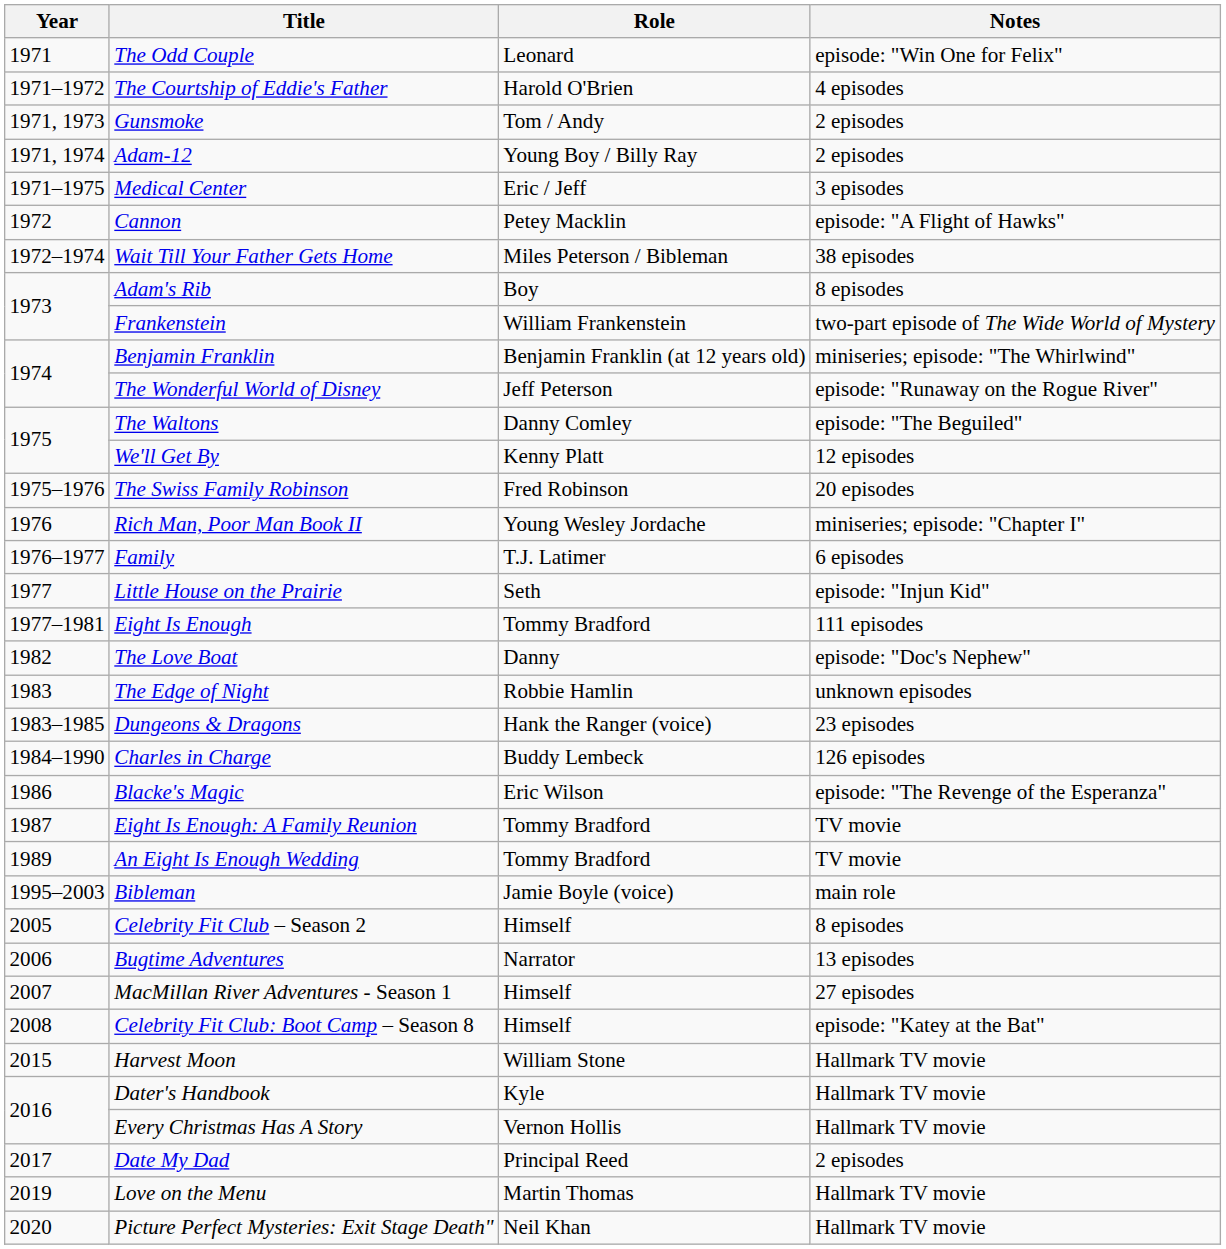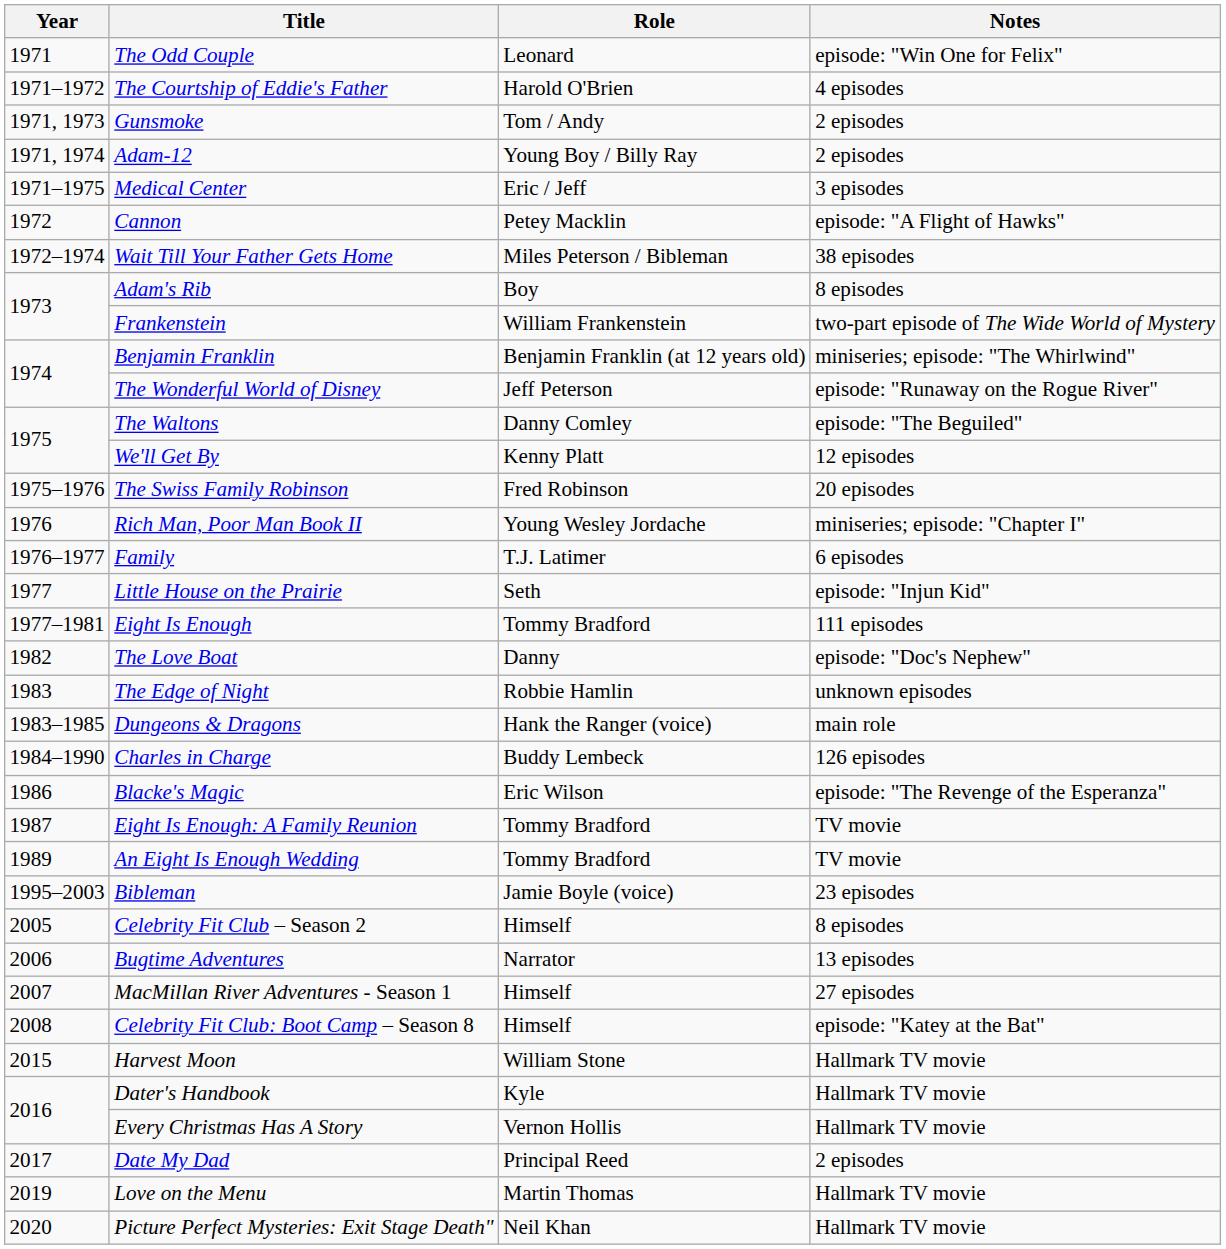(865, 724) 23 episodes -> (855, 724) main role
(855, 892) main role -> (865, 892) 23 episodes
